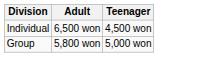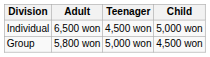+ column: (179, 12)
